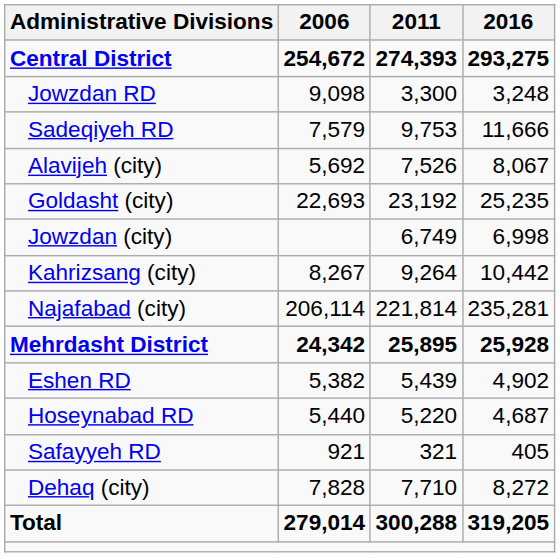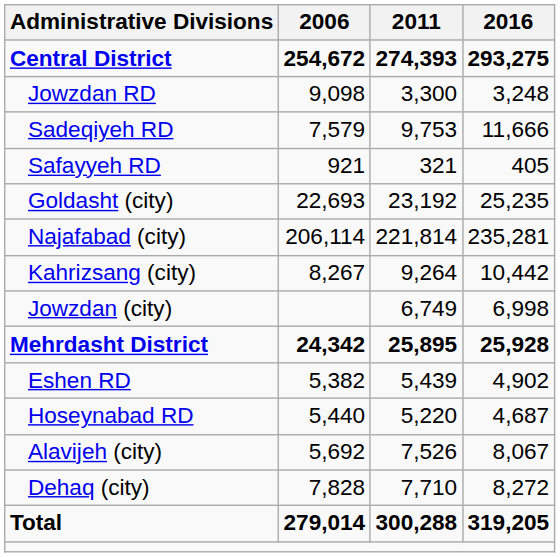rows swapped: (94, 451) <-> (95, 165)
rows swapped: (100, 237) <-> (107, 308)
